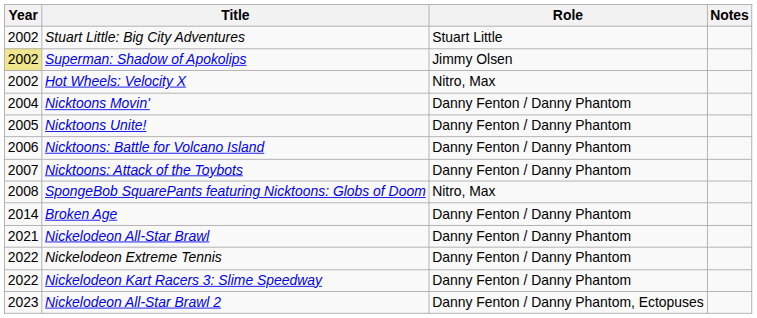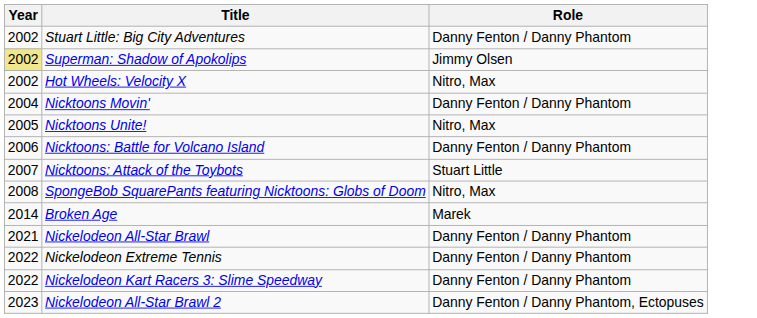- column: (730, 15)
(467, 37) Stuart Little -> (532, 37) Danny Fenton / Danny Phantom
(532, 125) Danny Fenton / Danny Phantom -> (464, 125) Nitro, Max
(532, 170) Danny Fenton / Danny Phantom -> (467, 170) Stuart Little
(532, 214) Danny Fenton / Danny Phantom -> (451, 214) Marek
